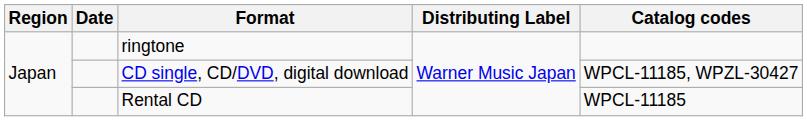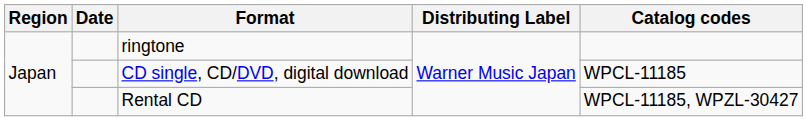(691, 73) WPCL-11185, WPZL-30427 -> (635, 73) WPCL-11185
(635, 101) WPCL-11185 -> (691, 101) WPCL-11185, WPZL-30427
